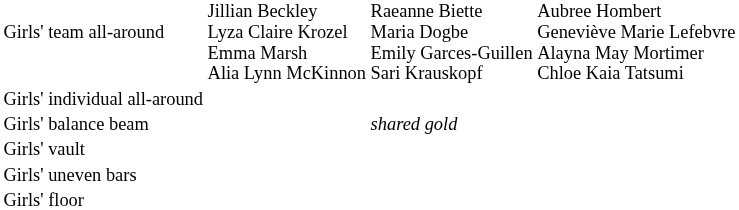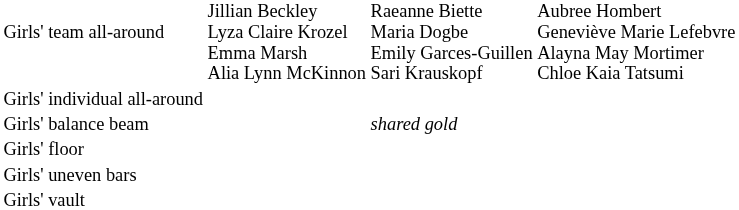rows swapped: (44, 200) <-> (44, 149)
